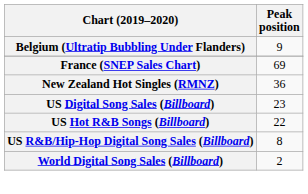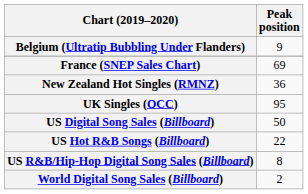+ row: (130, 103)
(279, 103) 23 -> (279, 122) 50
